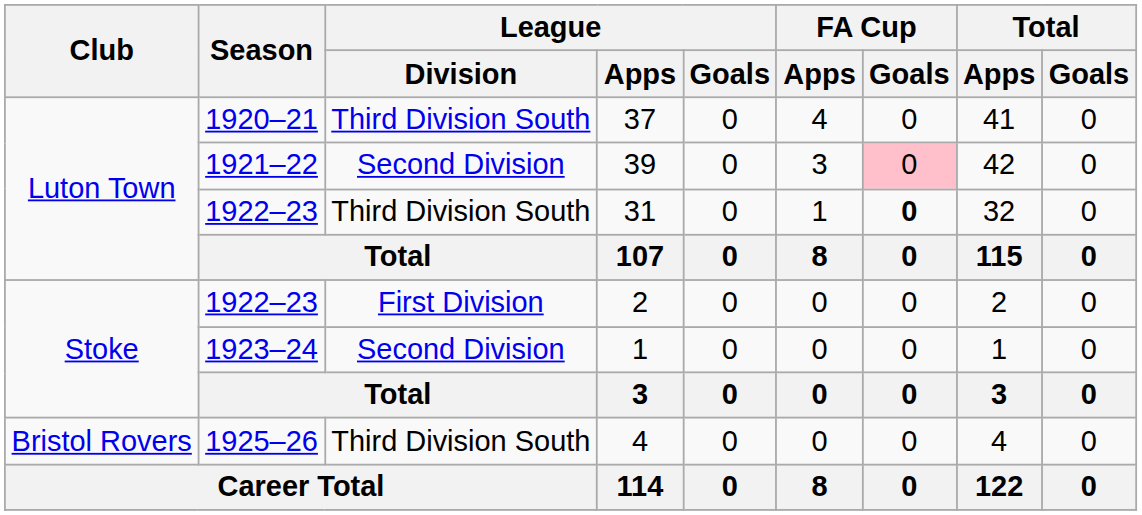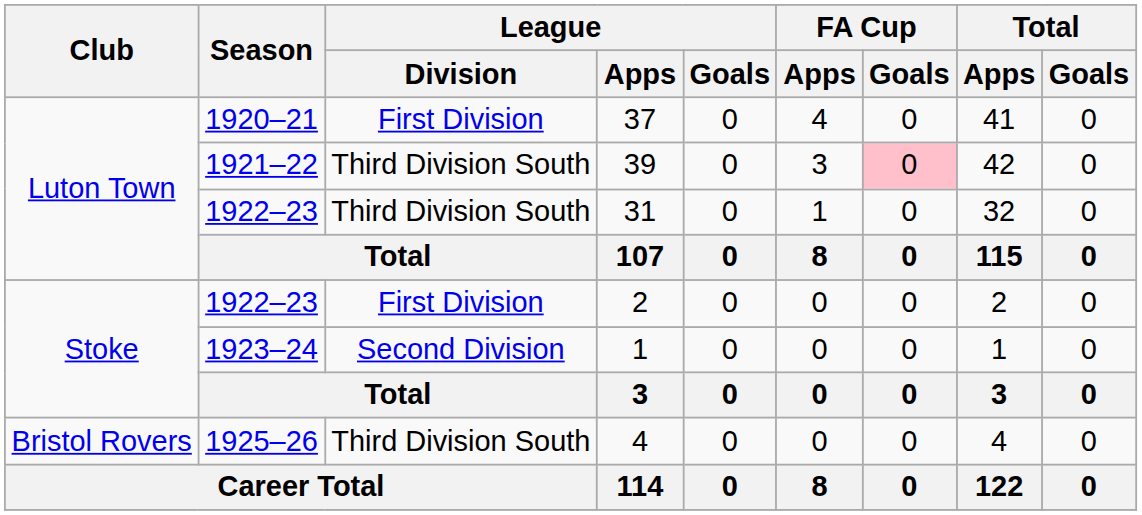(461, 119) Third Division South -> (461, 119) First Division
(461, 165) Second Division -> (461, 165) Third Division South
(909, 211) bold -> (909, 211) normal
